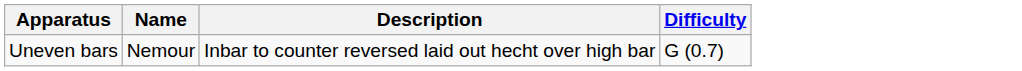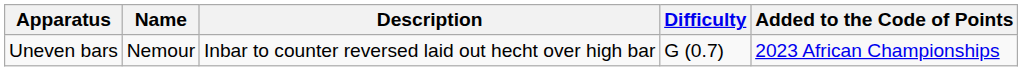+ column: (884, 19)
